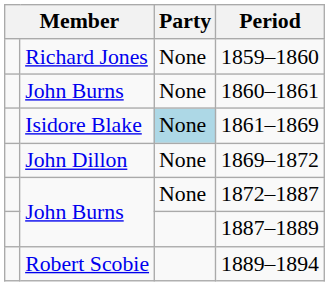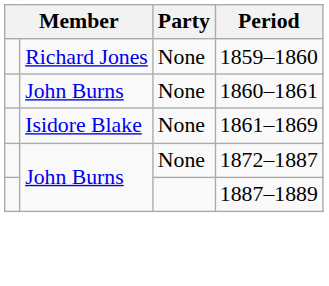(183, 125) lightblue background -> (181, 125) no background
- row: (270, 159)
- row: (270, 263)
